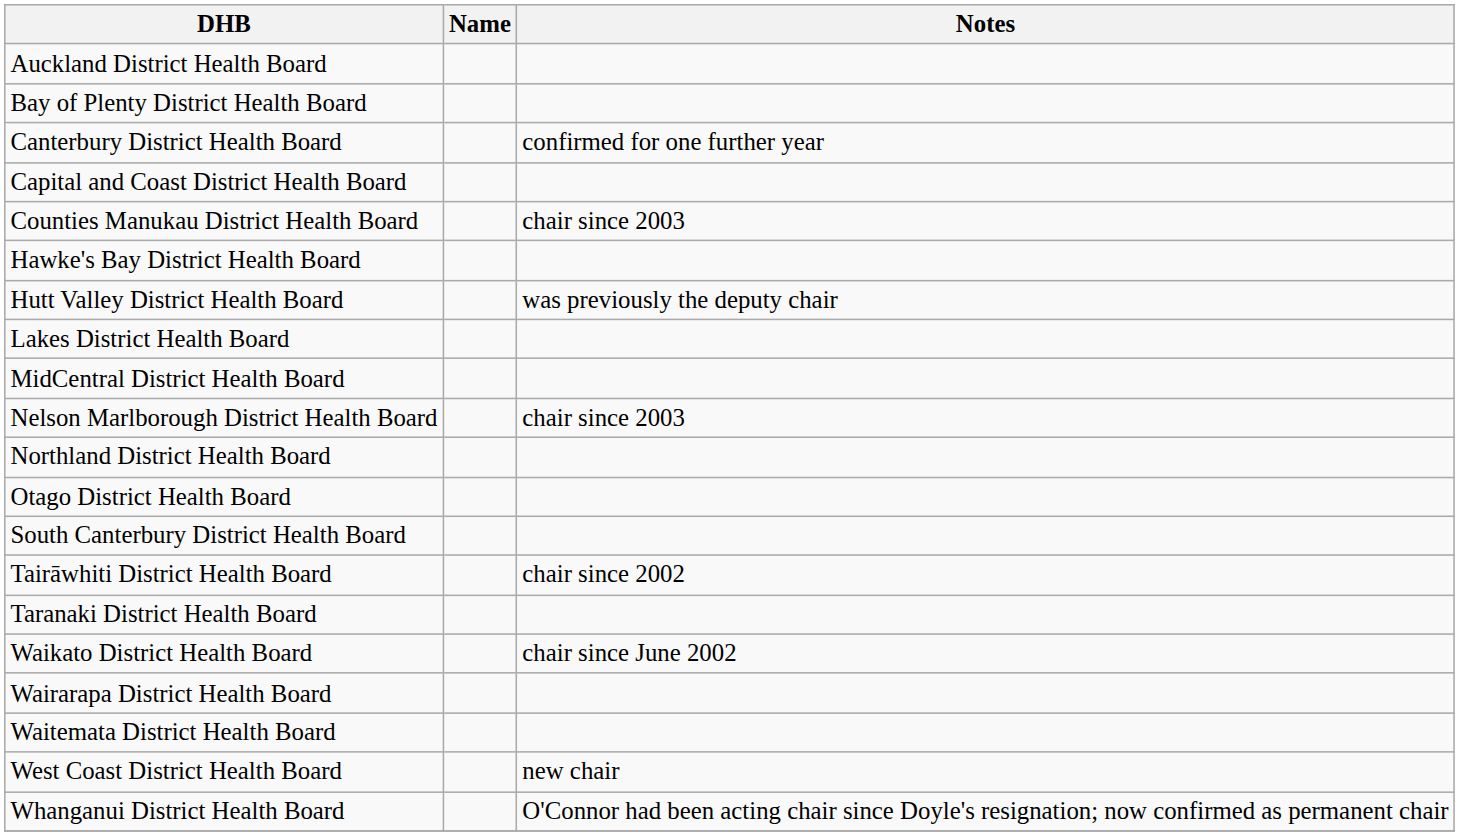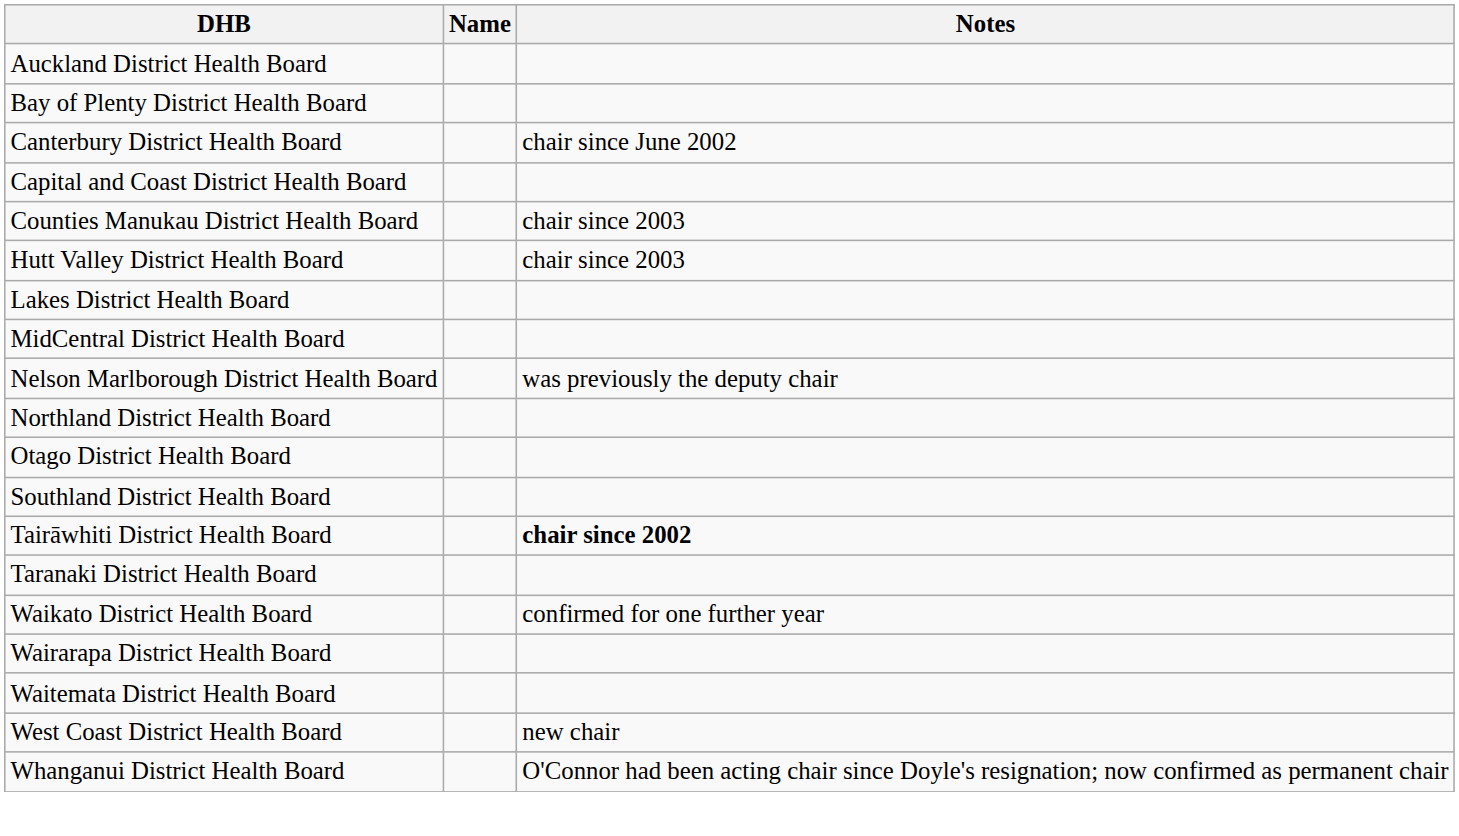(673, 142) confirmed for one further year -> (629, 142) chair since June 2002
- row: (186, 260)
(680, 299) was previously the deputy chair -> (604, 260) chair since 2003
(604, 417) chair since 2003 -> (680, 378) was previously the deputy chair
- row: (208, 535)
+ row: (171, 496)
(604, 574) normal -> (607, 535) bold
(629, 653) chair since June 2002 -> (673, 614) confirmed for one further year
